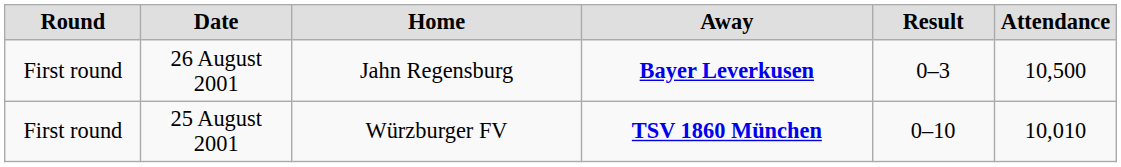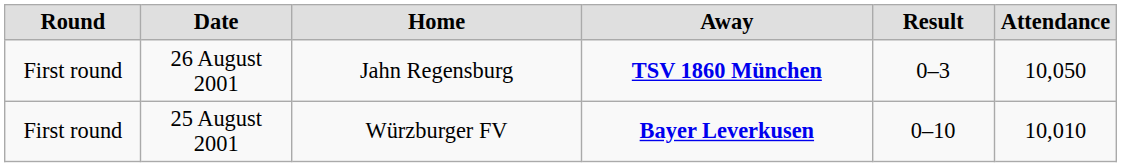(727, 70) Bayer Leverkusen -> (727, 70) TSV 1860 München
(1055, 70) 10,500 -> (1055, 70) 10,050
(727, 131) TSV 1860 München -> (727, 131) Bayer Leverkusen
